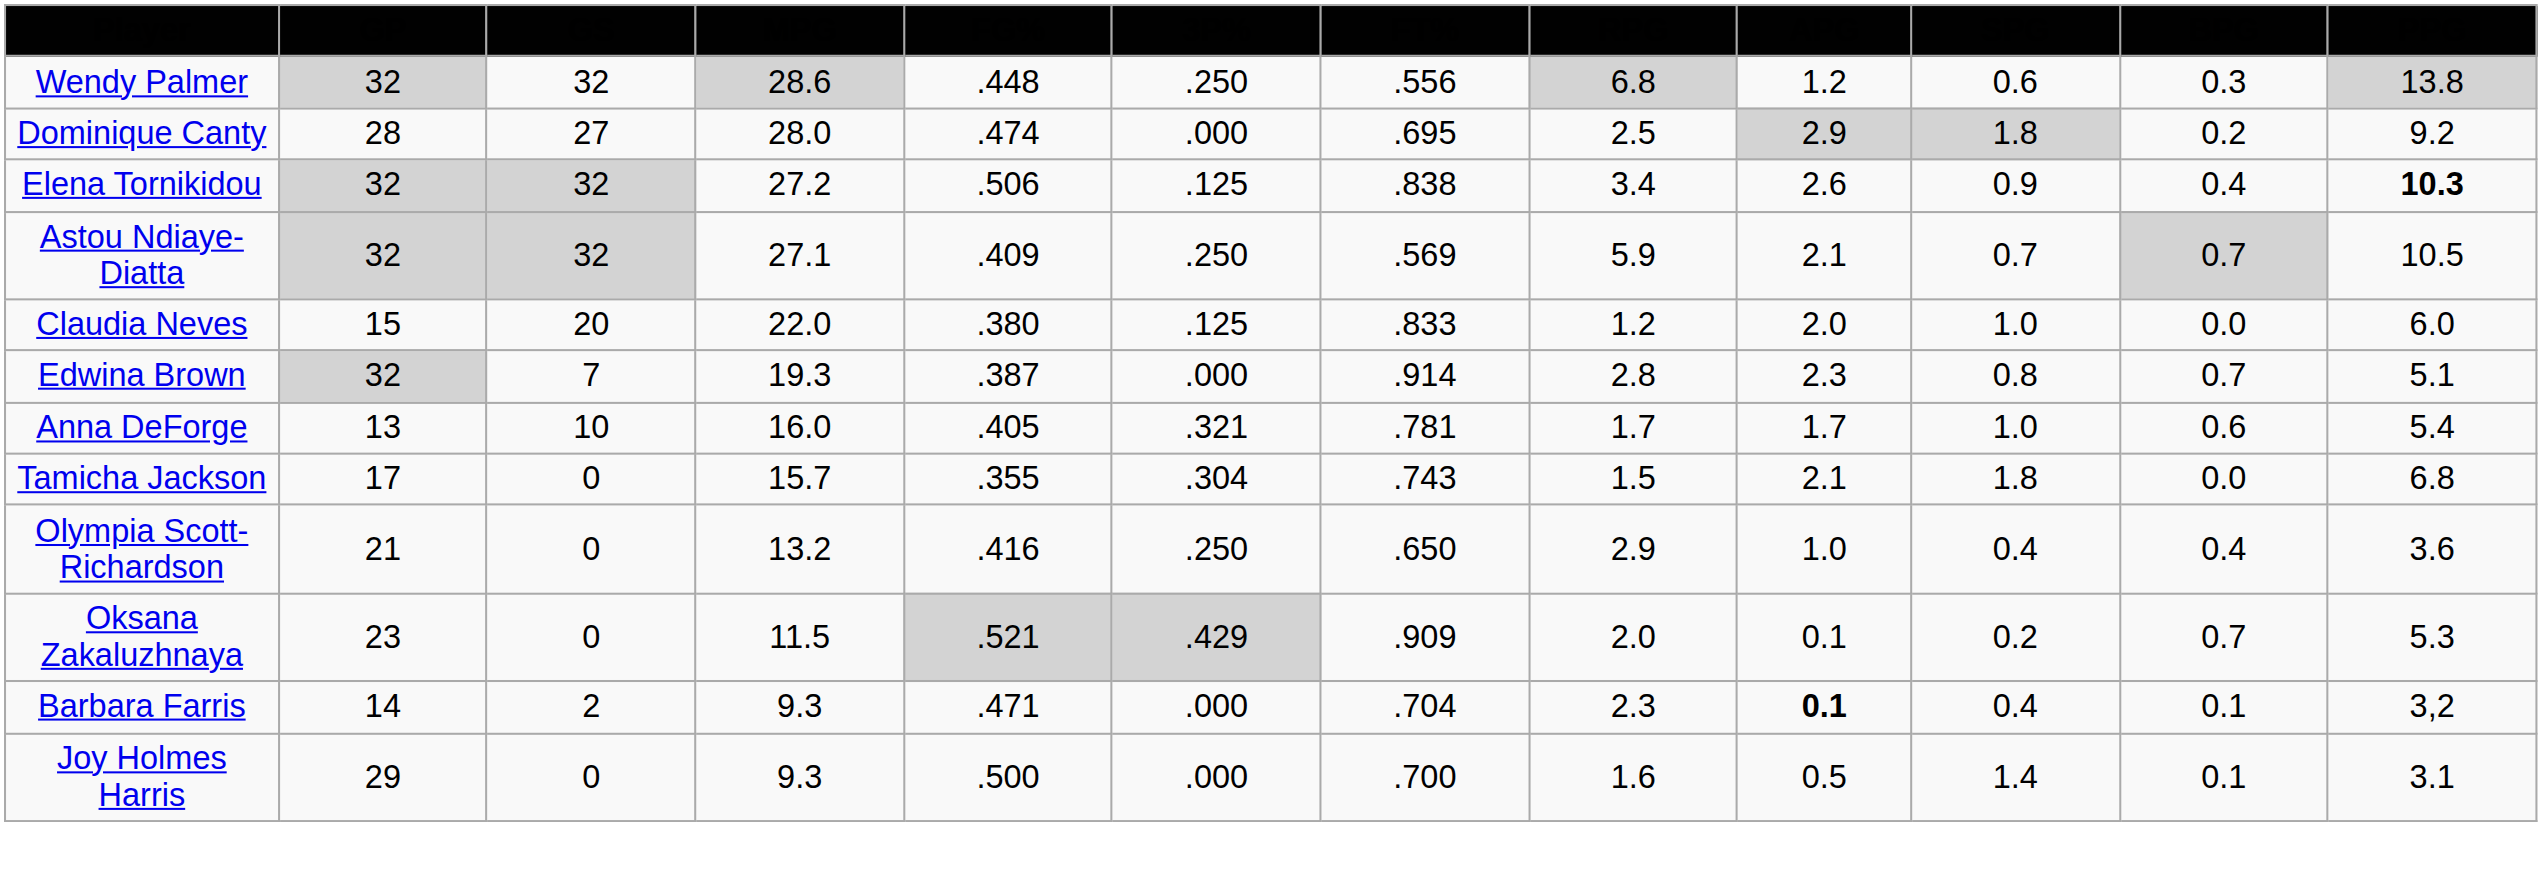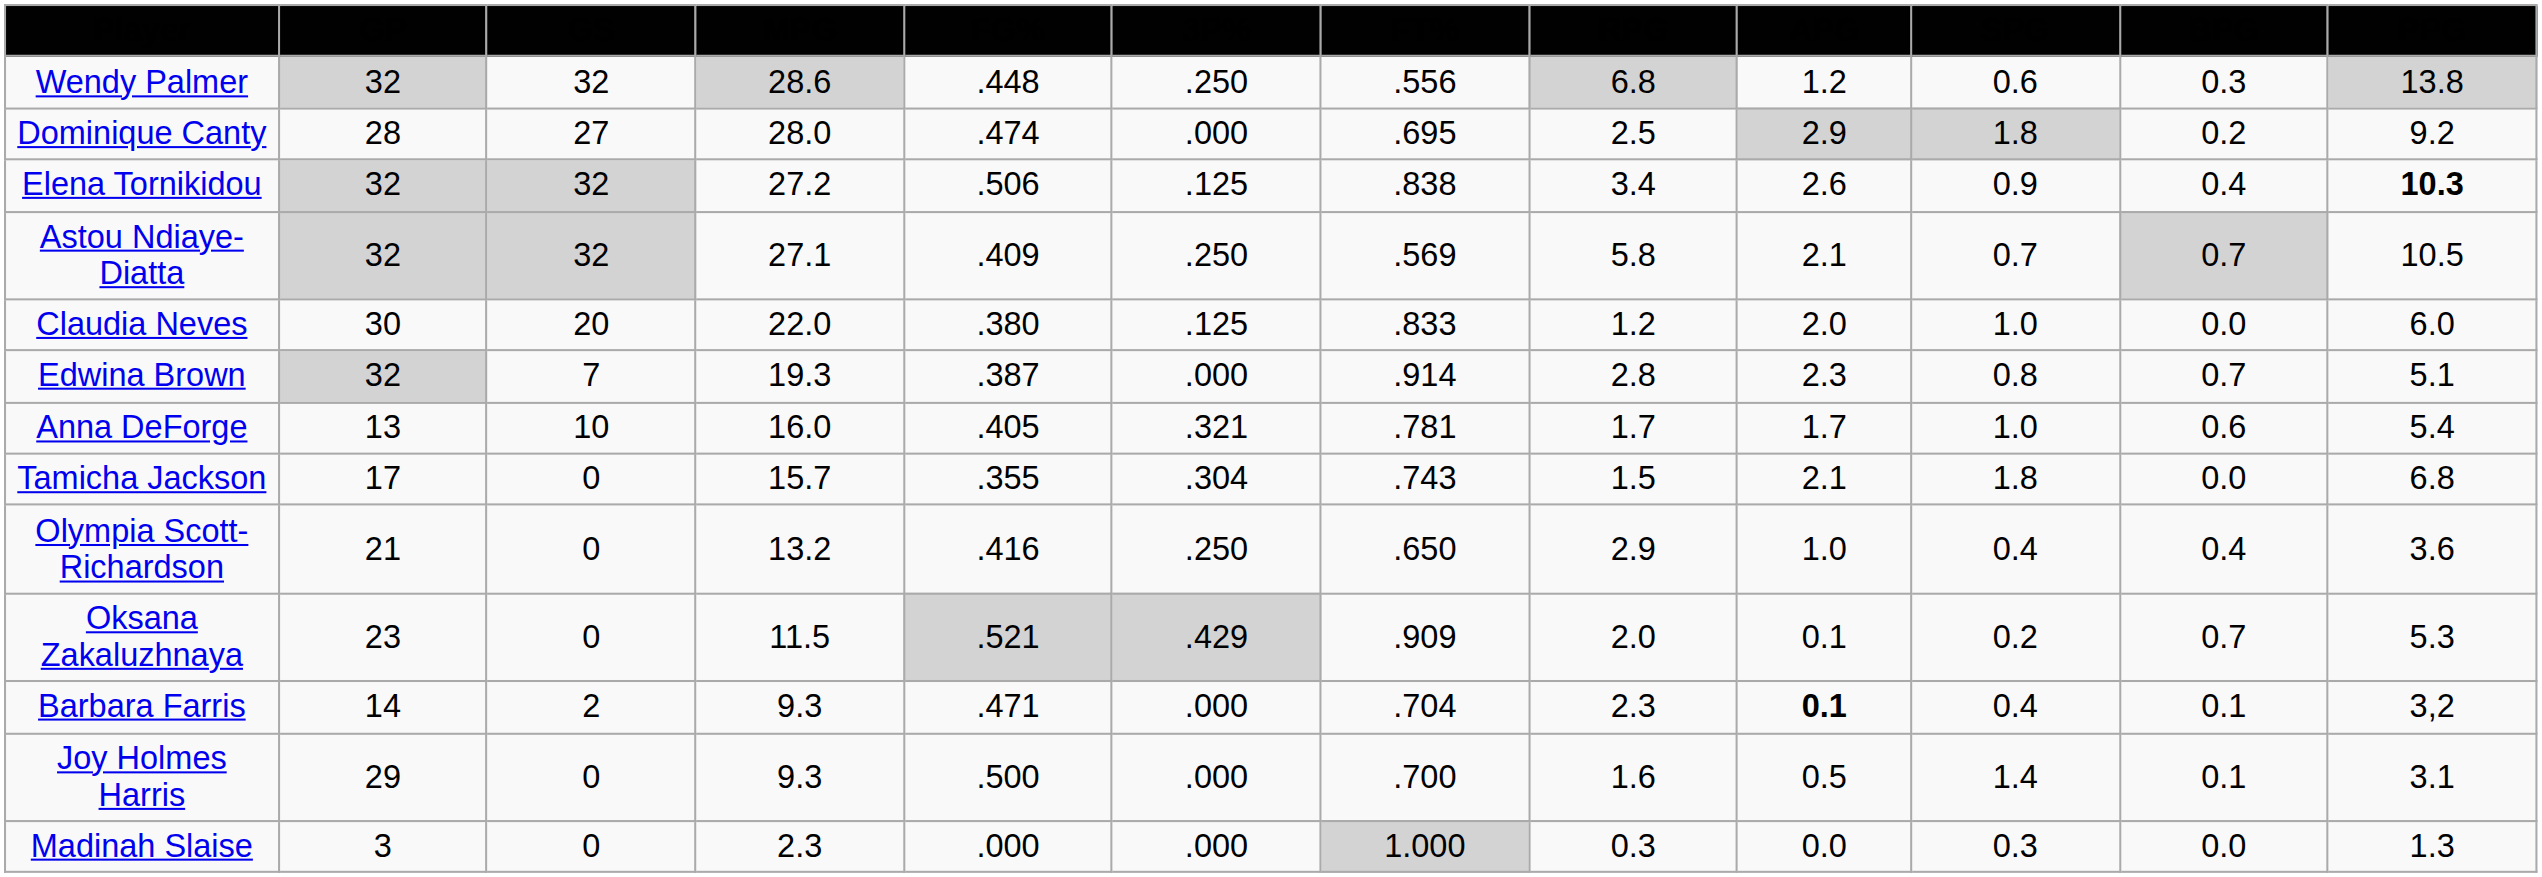(1633, 254) 5.9 -> (1633, 254) 5.8
(383, 324) 15 -> (383, 324) 30
+ row: (142, 846)
